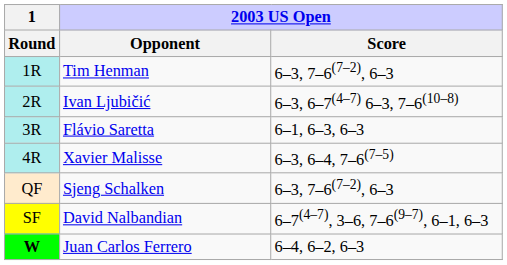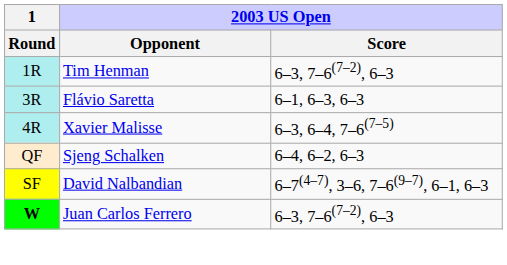- row: (107, 101)
(334, 188) 6–3, 7–6(7–2), 6–3 -> (319, 155) 6–4, 6–2, 6–3
(319, 246) 6–4, 6–2, 6–3 -> (334, 214) 6–3, 7–6(7–2), 6–3
